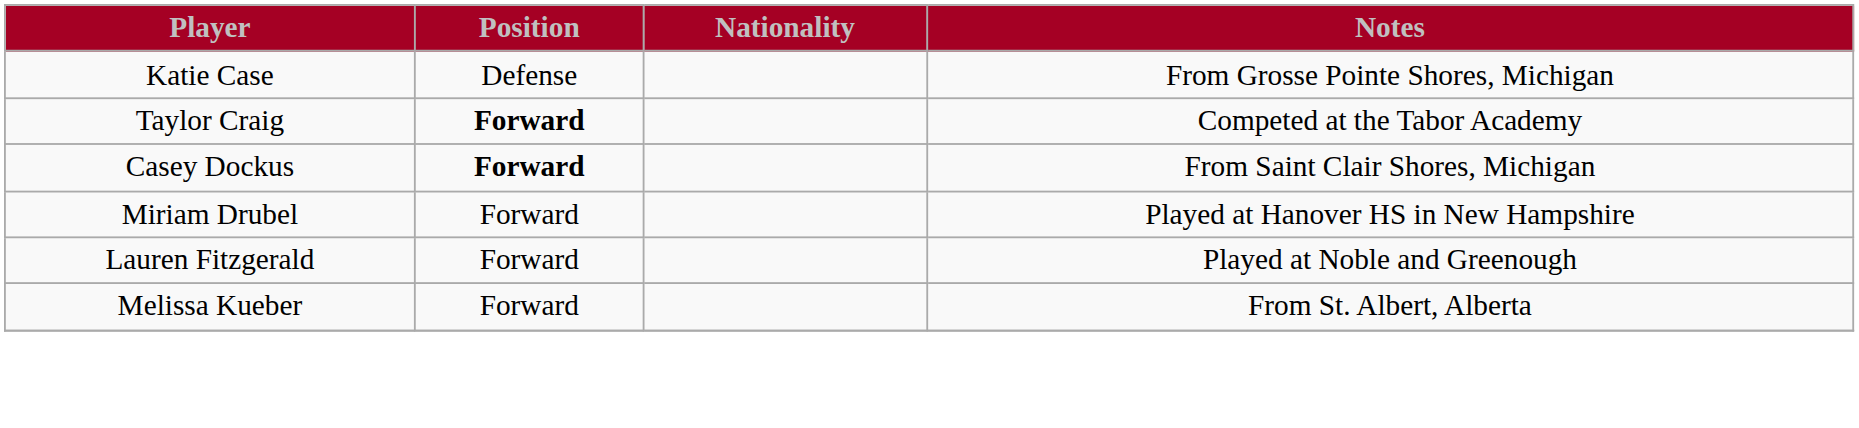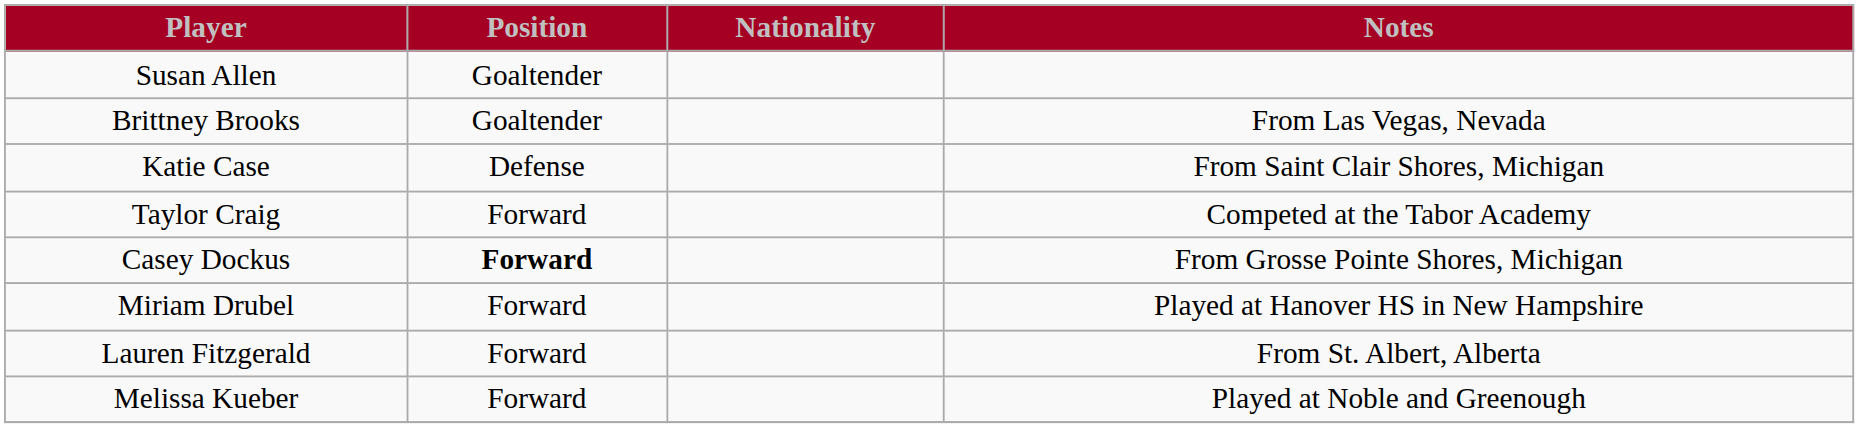+ row: (206, 74)
+ row: (206, 120)
(1390, 74) From Grosse Pointe Shores, Michigan -> (1399, 167) From Saint Clair Shores, Michigan
(529, 120) bold -> (537, 213) normal
(1390, 167) From Saint Clair Shores, Michigan -> (1399, 259) From Grosse Pointe Shores, Michigan
(1390, 259) Played at Noble and Greenough -> (1399, 352) From St. Albert, Alberta
(1390, 306) From St. Albert, Alberta -> (1399, 399) Played at Noble and Greenough
